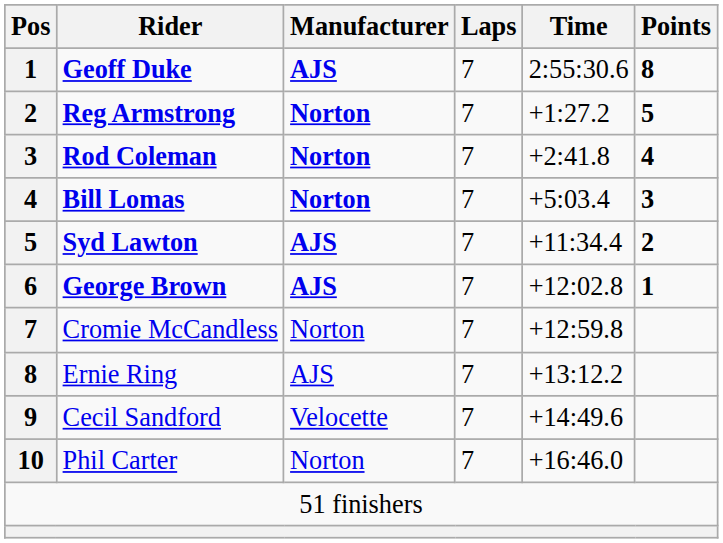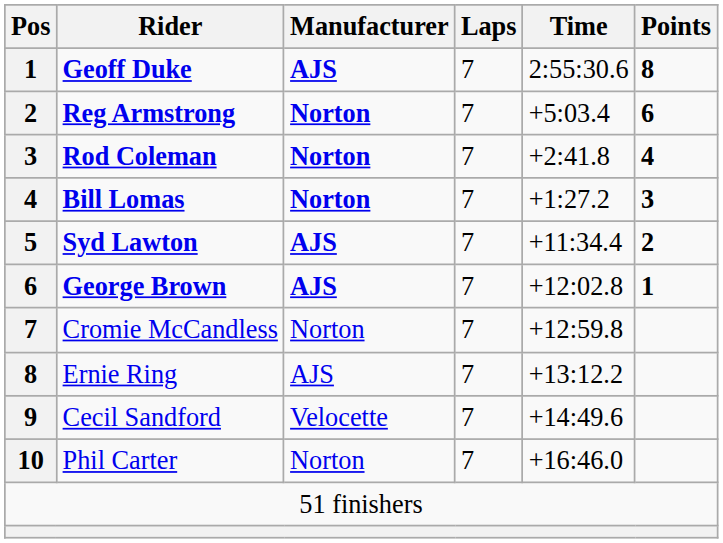(569, 113) +1:27.2 -> (569, 113) +5:03.4
(647, 113) 5 -> (647, 113) 6
(569, 199) +5:03.4 -> (569, 199) +1:27.2
